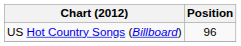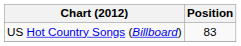(210, 32) 96 -> (210, 32) 83
